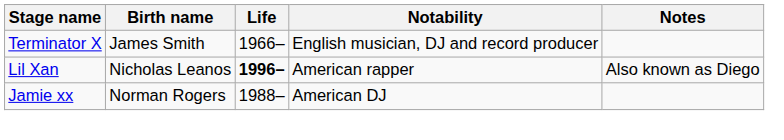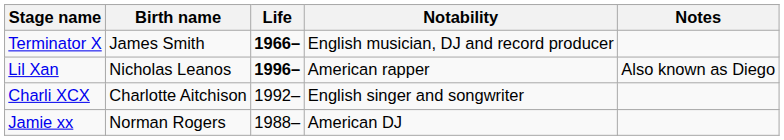(262, 43) normal -> (277, 43) bold
+ row: (49, 95)
